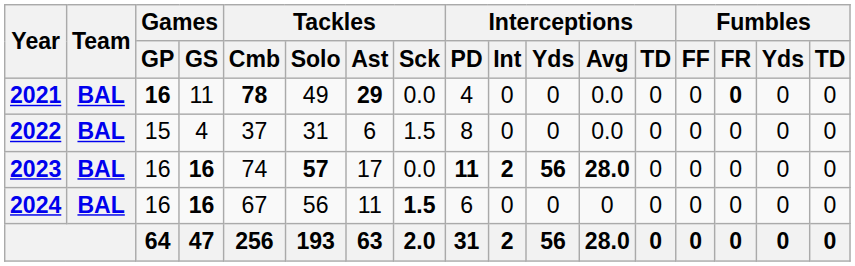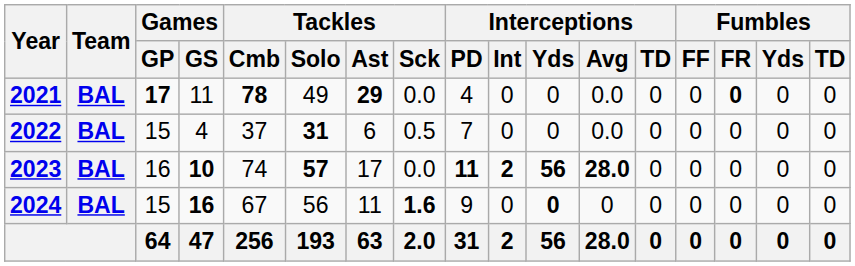(158, 95) 16 -> (158, 95) 17
(316, 132) normal -> (316, 132) bold
(419, 132) 1.5 -> (419, 132) 0.5
(467, 132) 8 -> (467, 132) 7
(202, 168) 16 -> (202, 168) 10
(158, 205) 16 -> (158, 205) 15
(419, 205) 1.5 -> (419, 205) 1.6
(467, 205) 6 -> (467, 205) 9
(553, 205) normal -> (553, 205) bold
